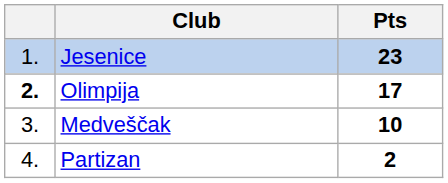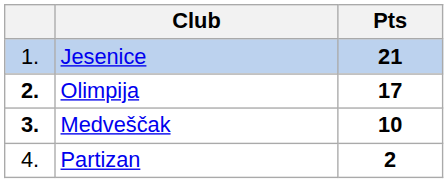(390, 56) 23 -> (390, 56) 21
(30, 125) normal -> (30, 125) bold
